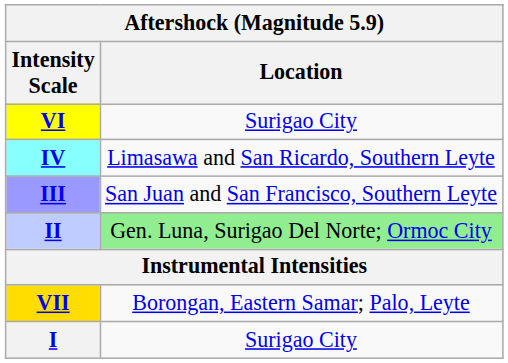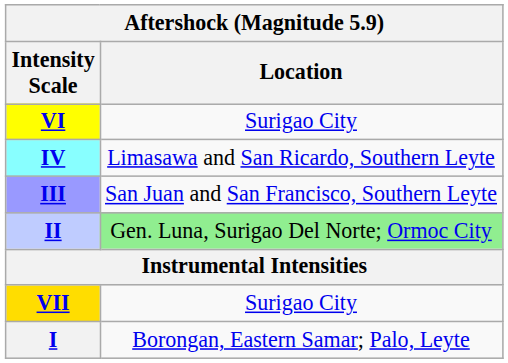(301, 303) Borongan, Eastern Samar; Palo, Leyte -> (301, 303) Surigao City
(301, 339) Surigao City -> (301, 339) Borongan, Eastern Samar; Palo, Leyte
